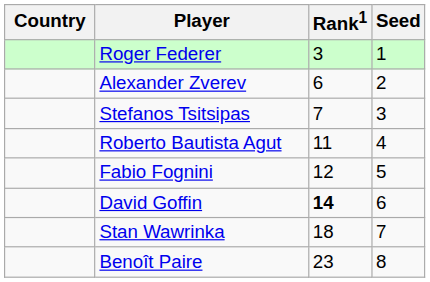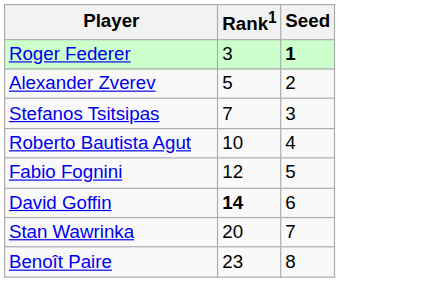- column: (50, 21)
(381, 54) normal -> (291, 54) bold
(318, 83) 6 -> (227, 83) 5
(323, 143) 11 -> (233, 143) 10
(323, 232) 18 -> (233, 232) 20
